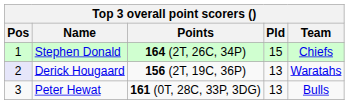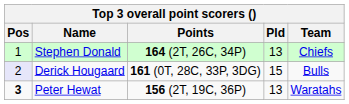(276, 52) 15 -> (276, 52) 13
(196, 71) 156 (2T, 19C, 36P) -> (196, 71) 161 (0T, 28C, 33P, 3DG)
(276, 71) 13 -> (276, 71) 15
(316, 71) Waratahs -> (316, 71) Bulls
(18, 90) normal -> (18, 90) bold
(196, 90) 161 (0T, 28C, 33P, 3DG) -> (196, 90) 156 (2T, 19C, 36P)
(316, 90) Bulls -> (316, 90) Waratahs
